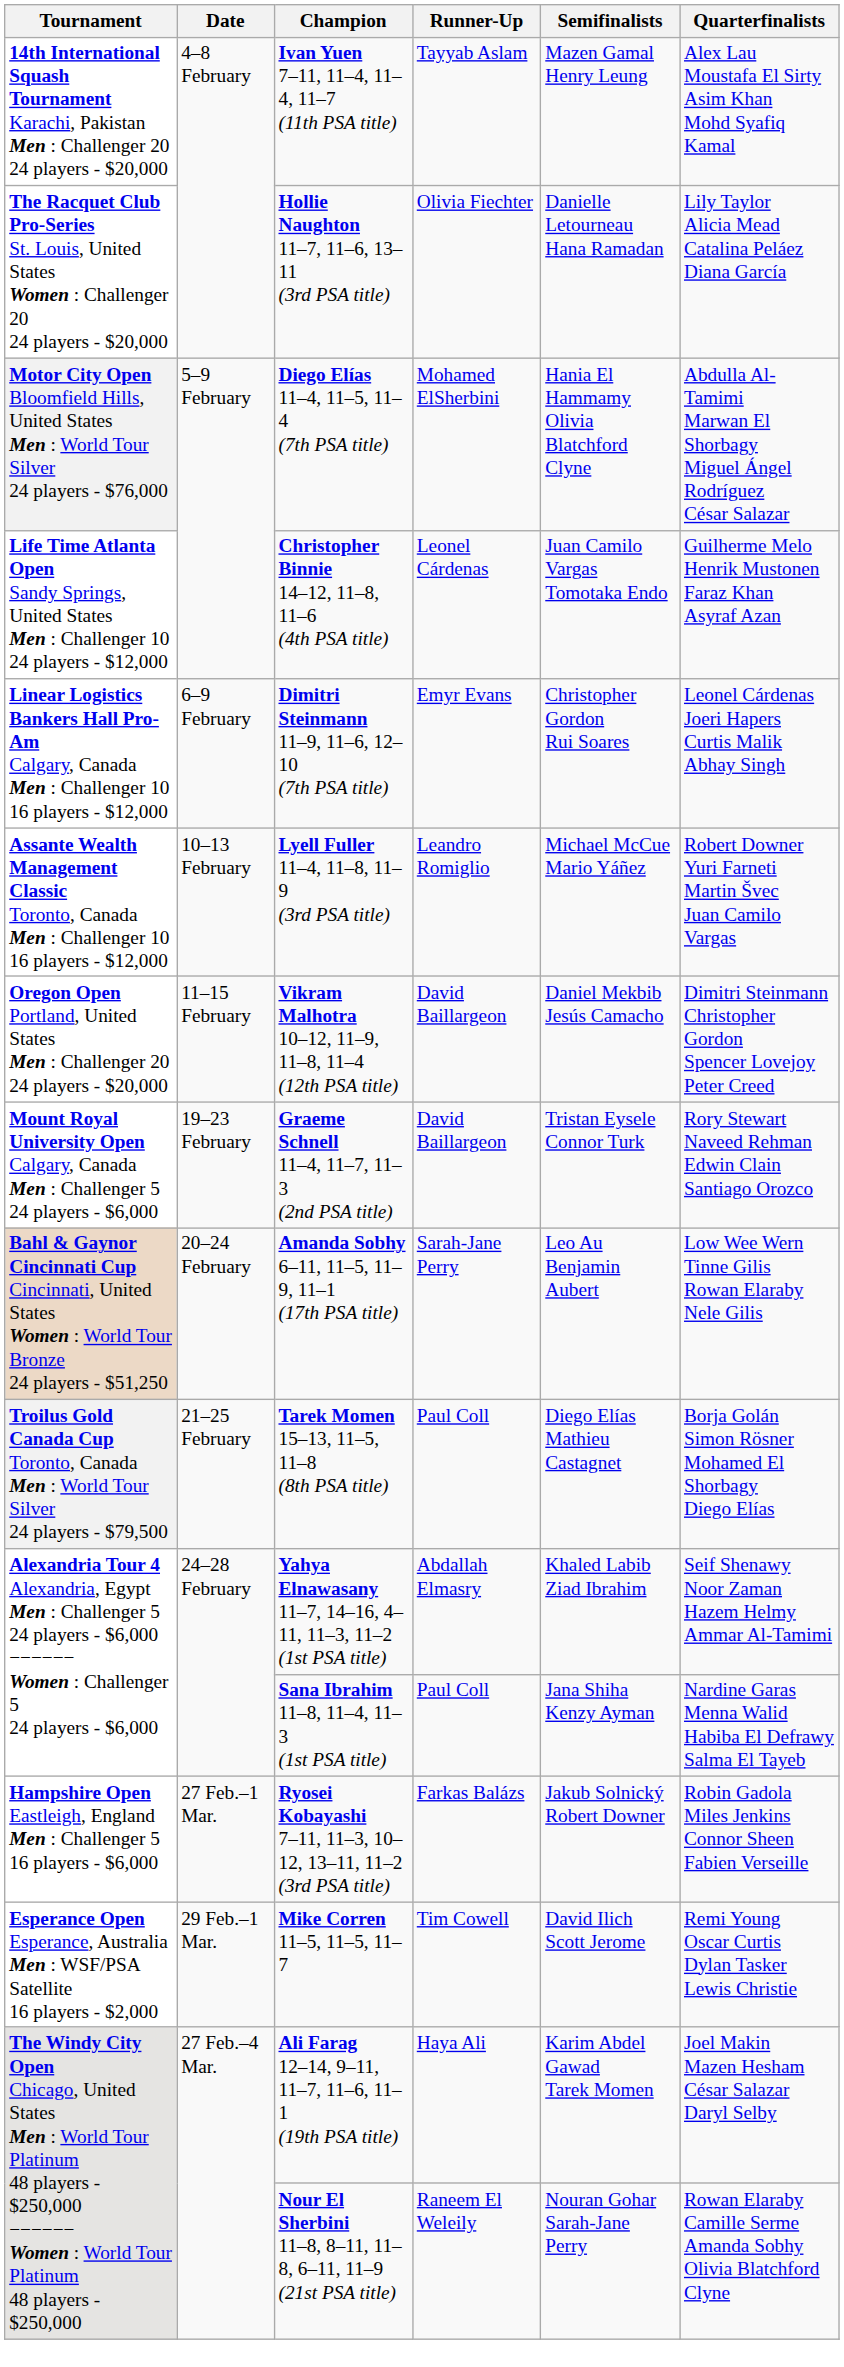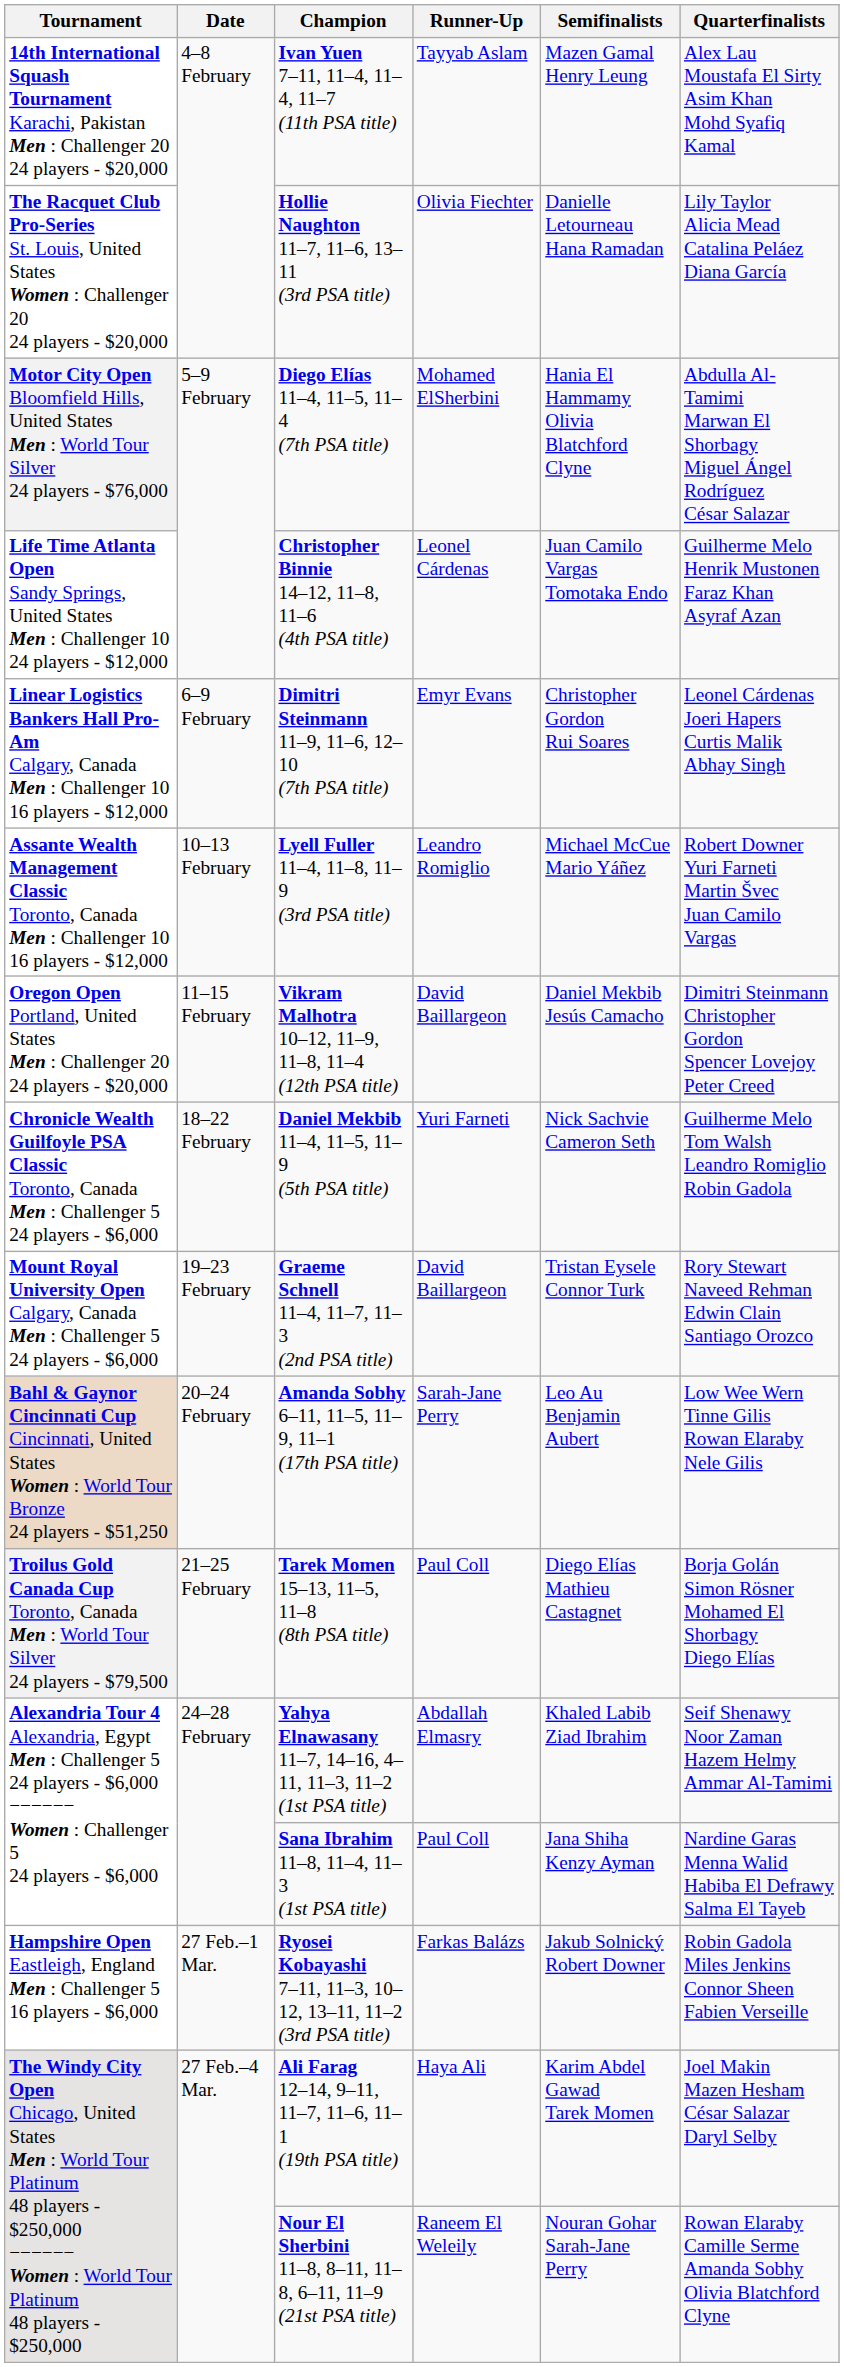+ row: (340, 1153)
- row: (340, 1941)
